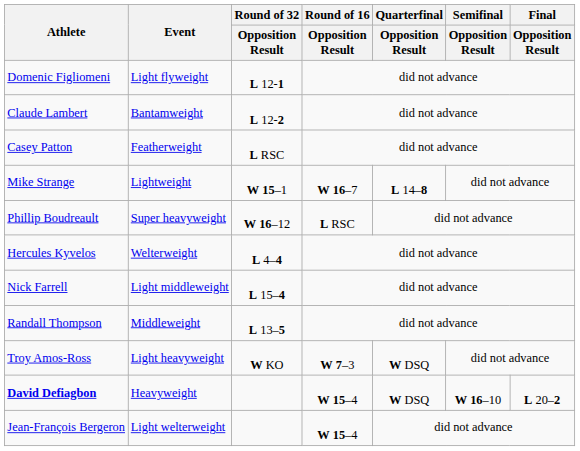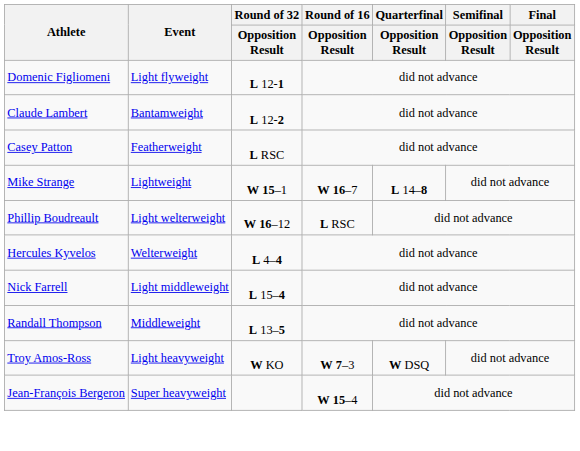(178, 218) Super heavyweight -> (178, 218) Light welterweight
- row: (52, 393)
(178, 428) Light welterweight -> (178, 393) Super heavyweight
